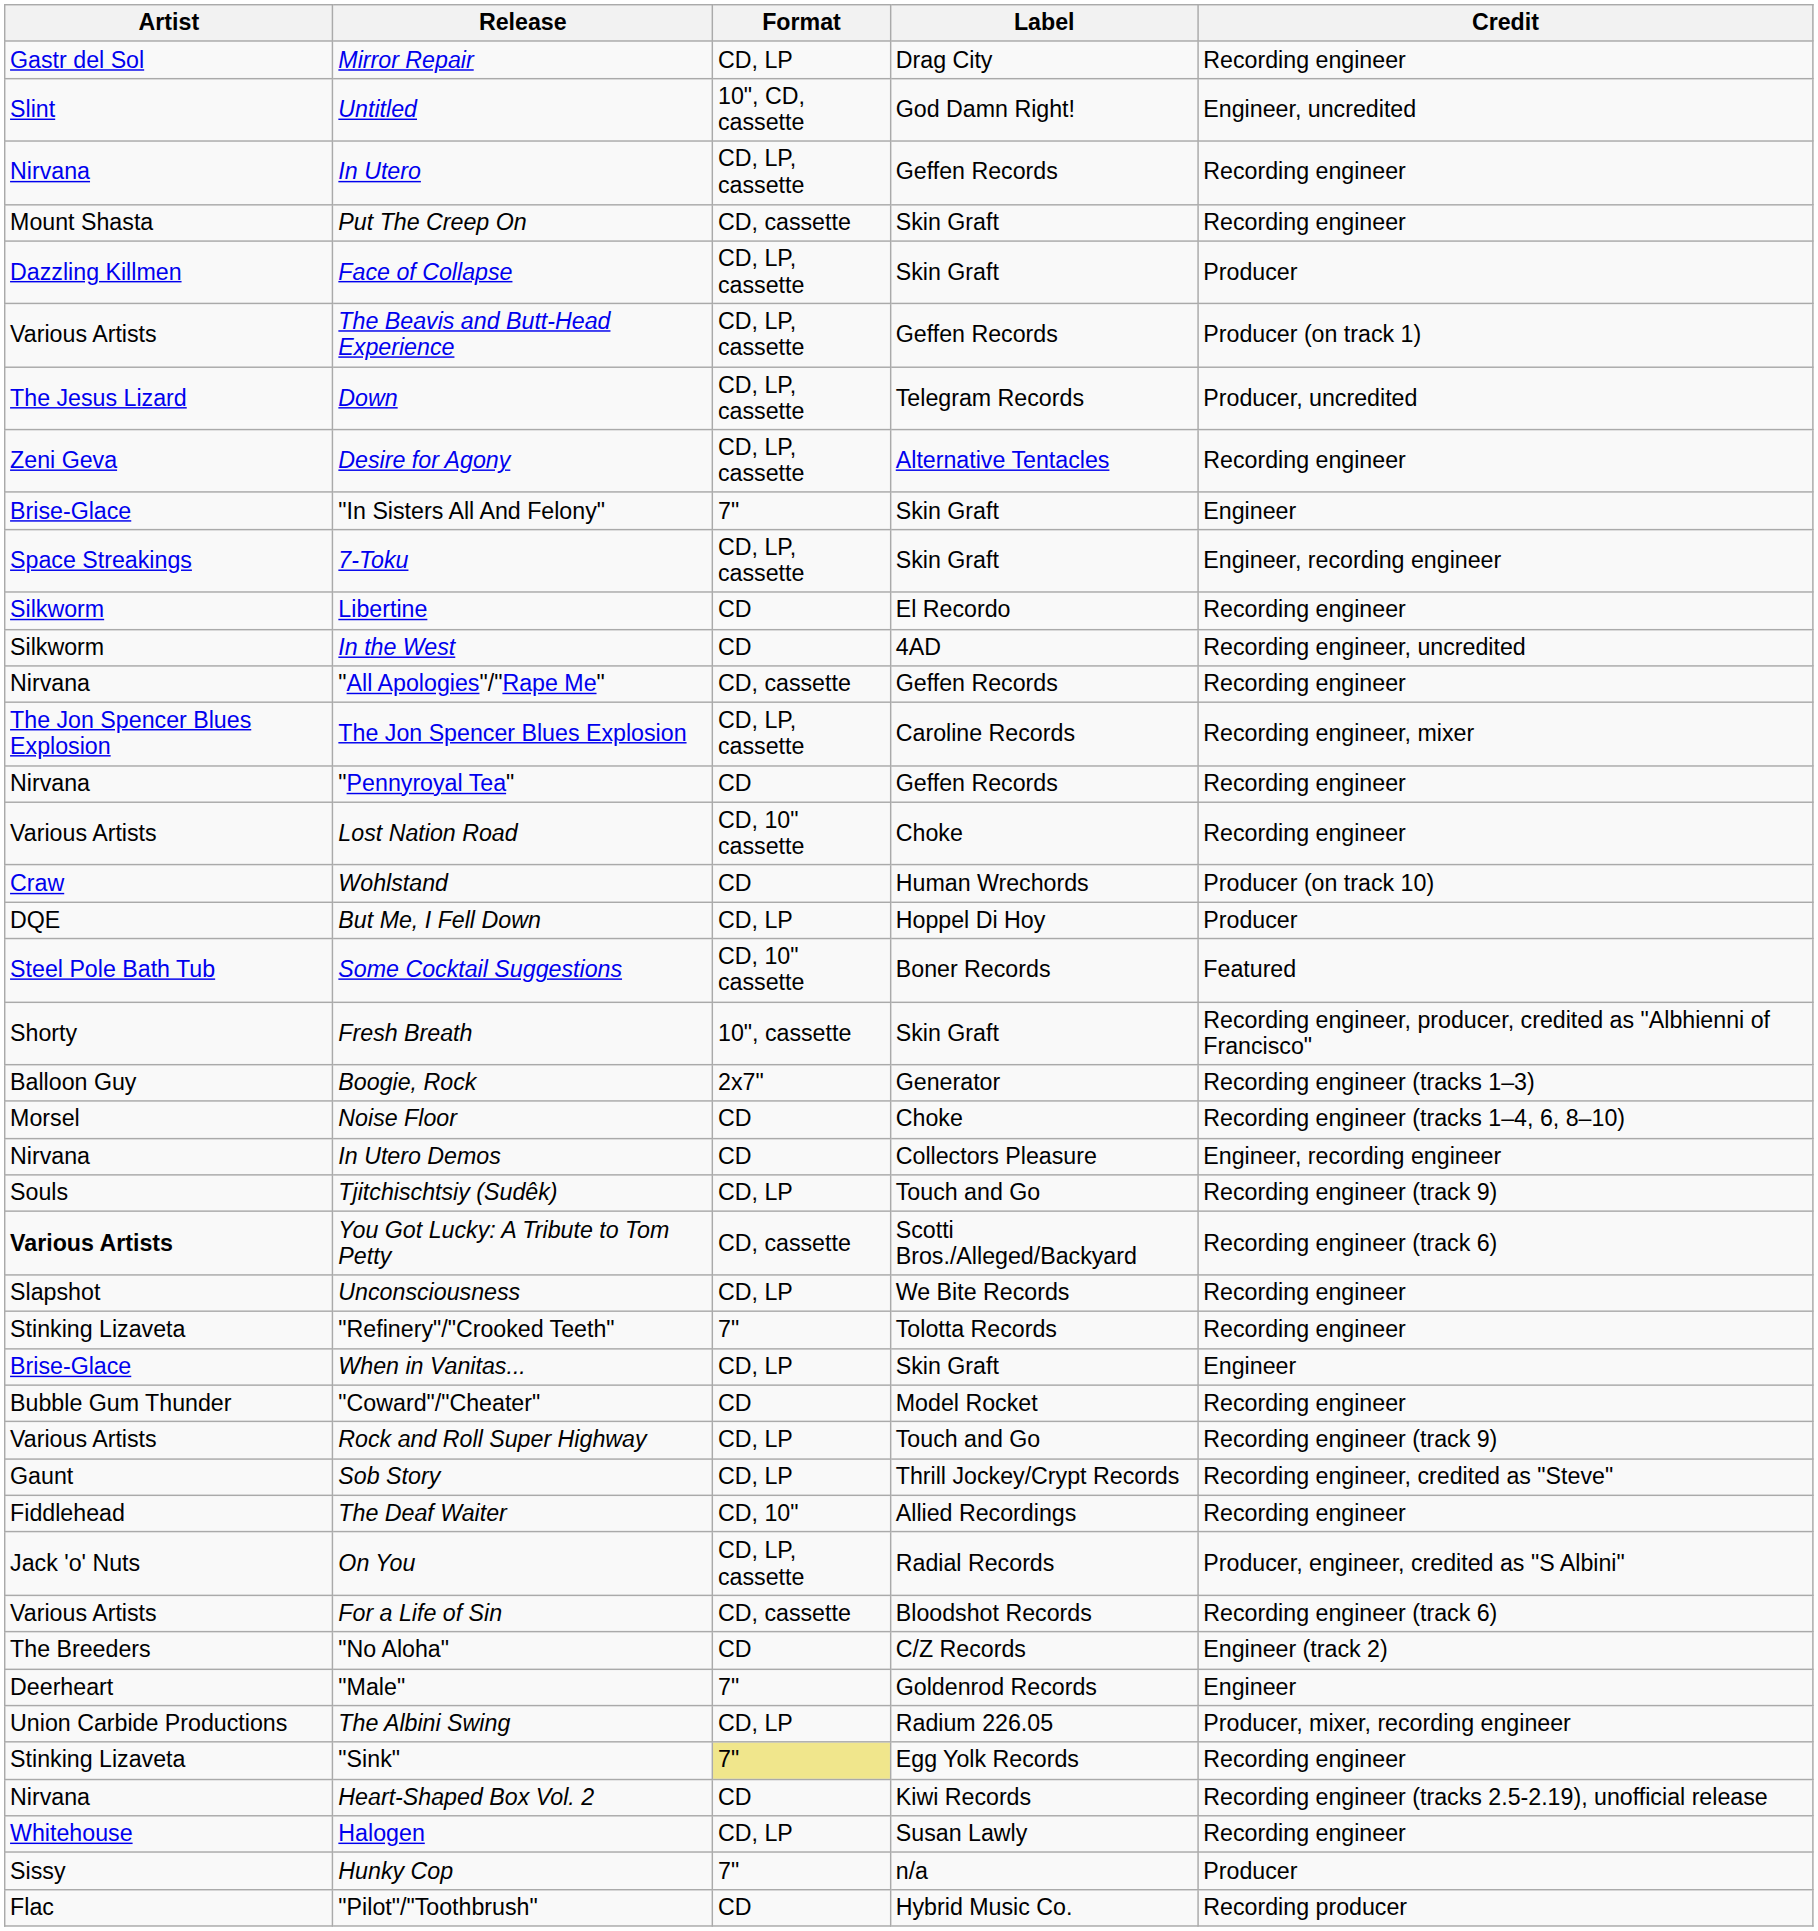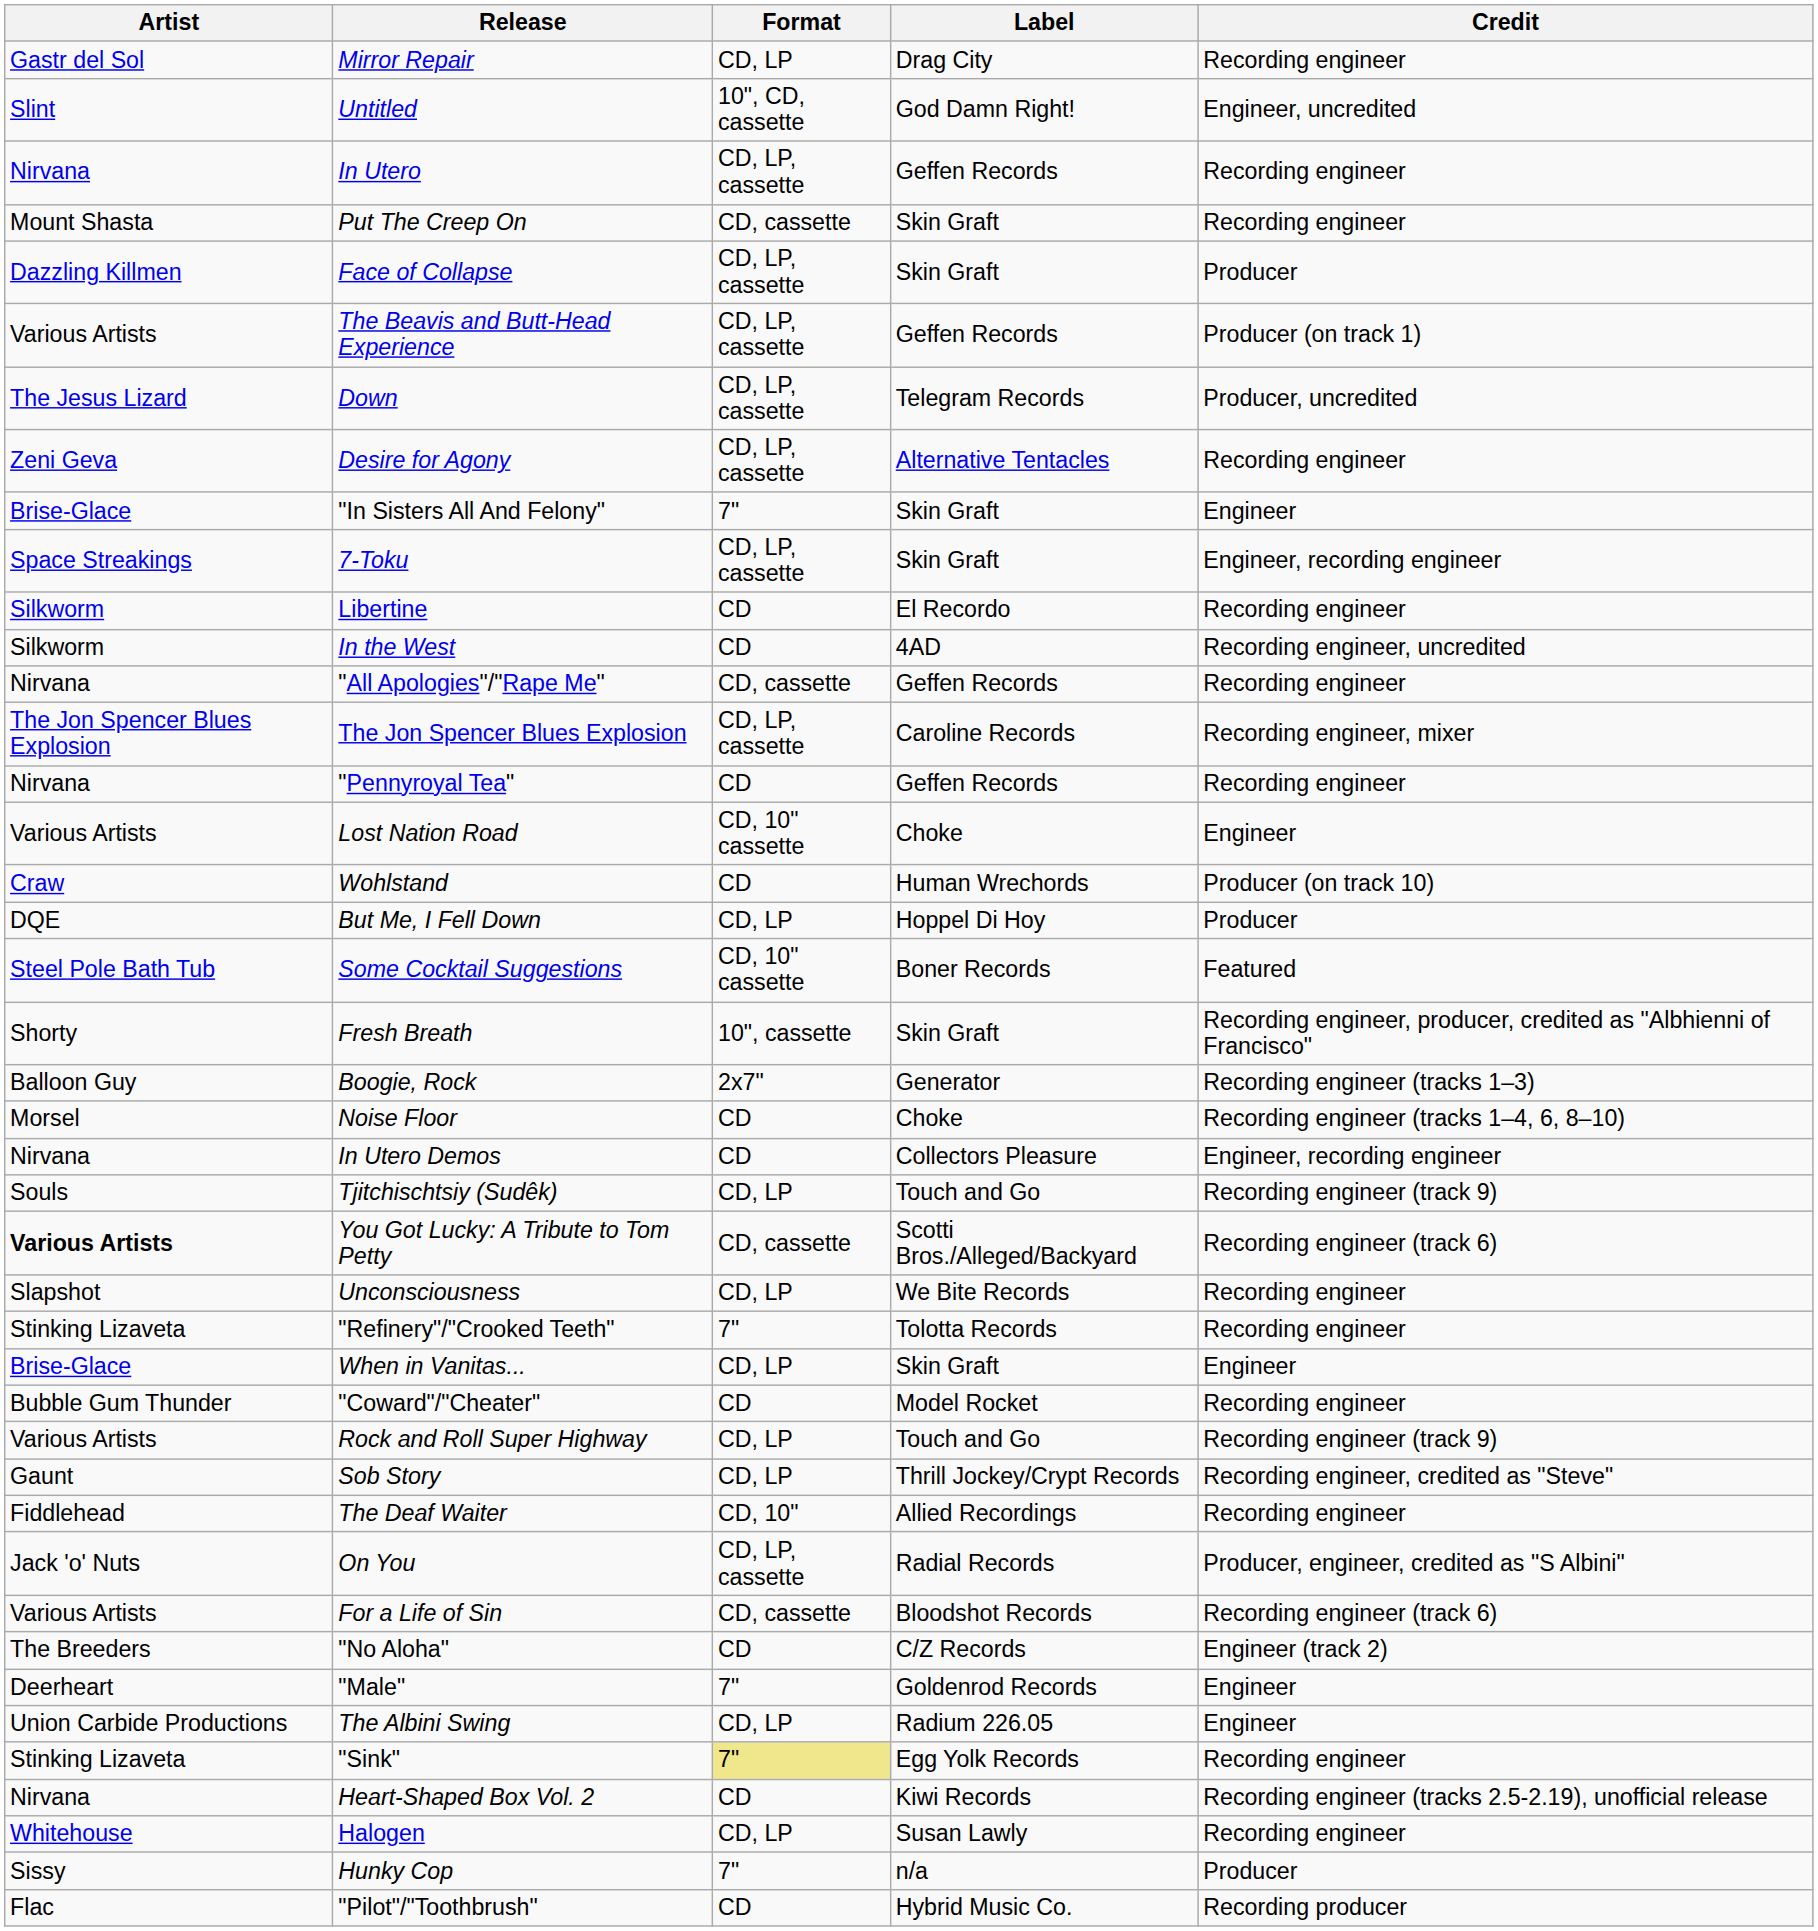(1305, 833) Recording engineer -> (1250, 833) Engineer
(1387, 1723) Producer, mixer, recording engineer -> (1250, 1723) Engineer
